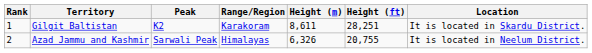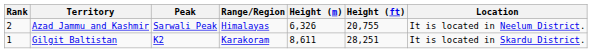rows swapped: (75, 26) <-> (90, 40)
